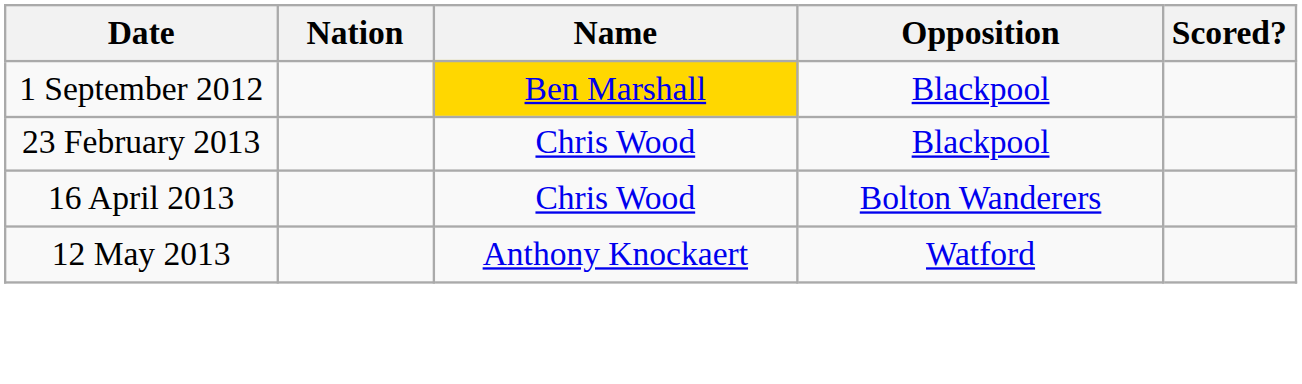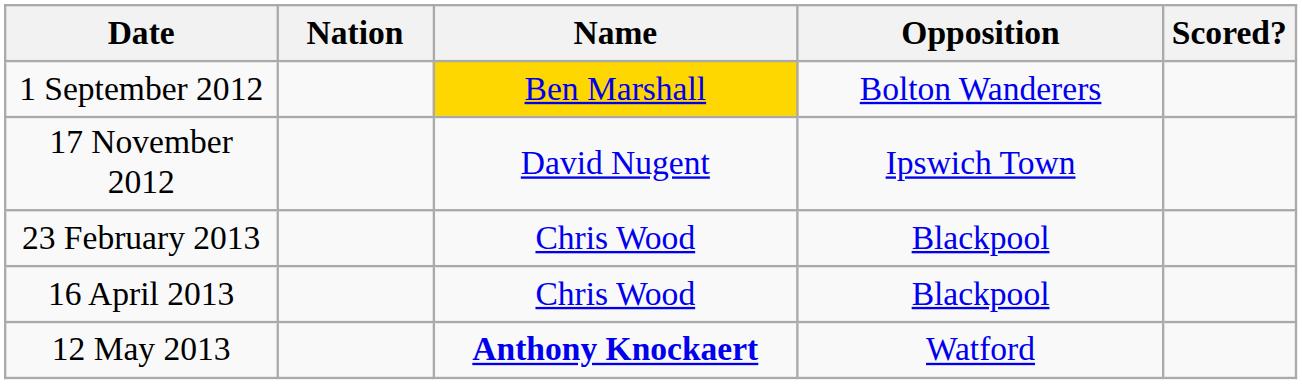(981, 87) Blackpool -> (981, 87) Bolton Wanderers
+ row: (141, 163)
(981, 198) Bolton Wanderers -> (981, 293) Blackpool
(615, 253) normal -> (615, 348) bold
